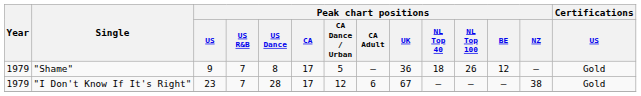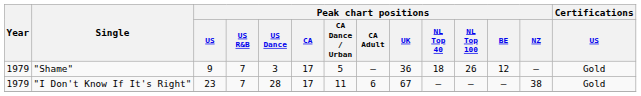(275, 69) 8 -> (275, 69) 3
(340, 84) 12 -> (340, 84) 11
